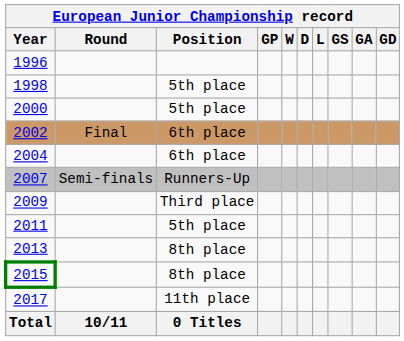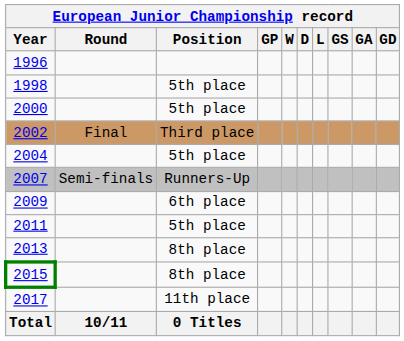(207, 133) 6th place -> (207, 133) Third place
(207, 156) 6th place -> (207, 156) 5th place
(207, 203) Third place -> (207, 203) 6th place
